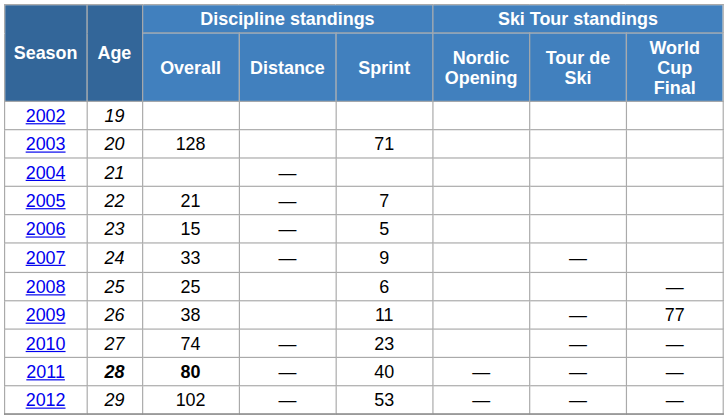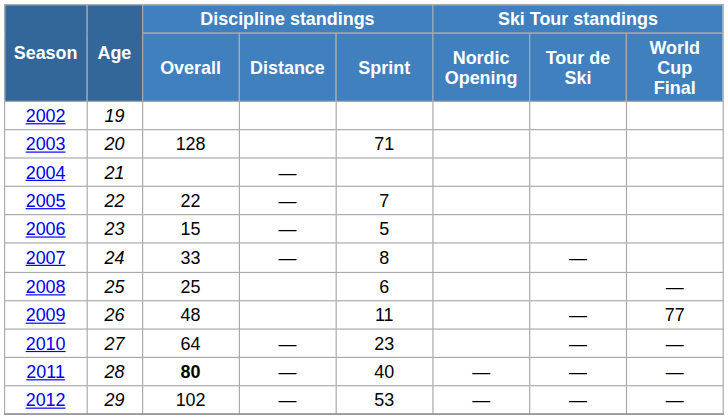(191, 201) 21 -> (191, 201) 22
(384, 258) 9 -> (384, 258) 8
(191, 315) 38 -> (191, 315) 48
(191, 343) 74 -> (191, 343) 64
(114, 371) bold -> (114, 371) normal
